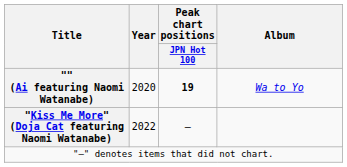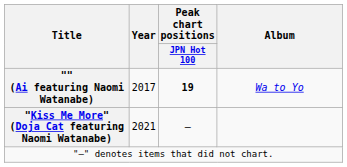(144, 88) 2020 -> (144, 88) 2017
(144, 127) 2022 -> (144, 127) 2021
